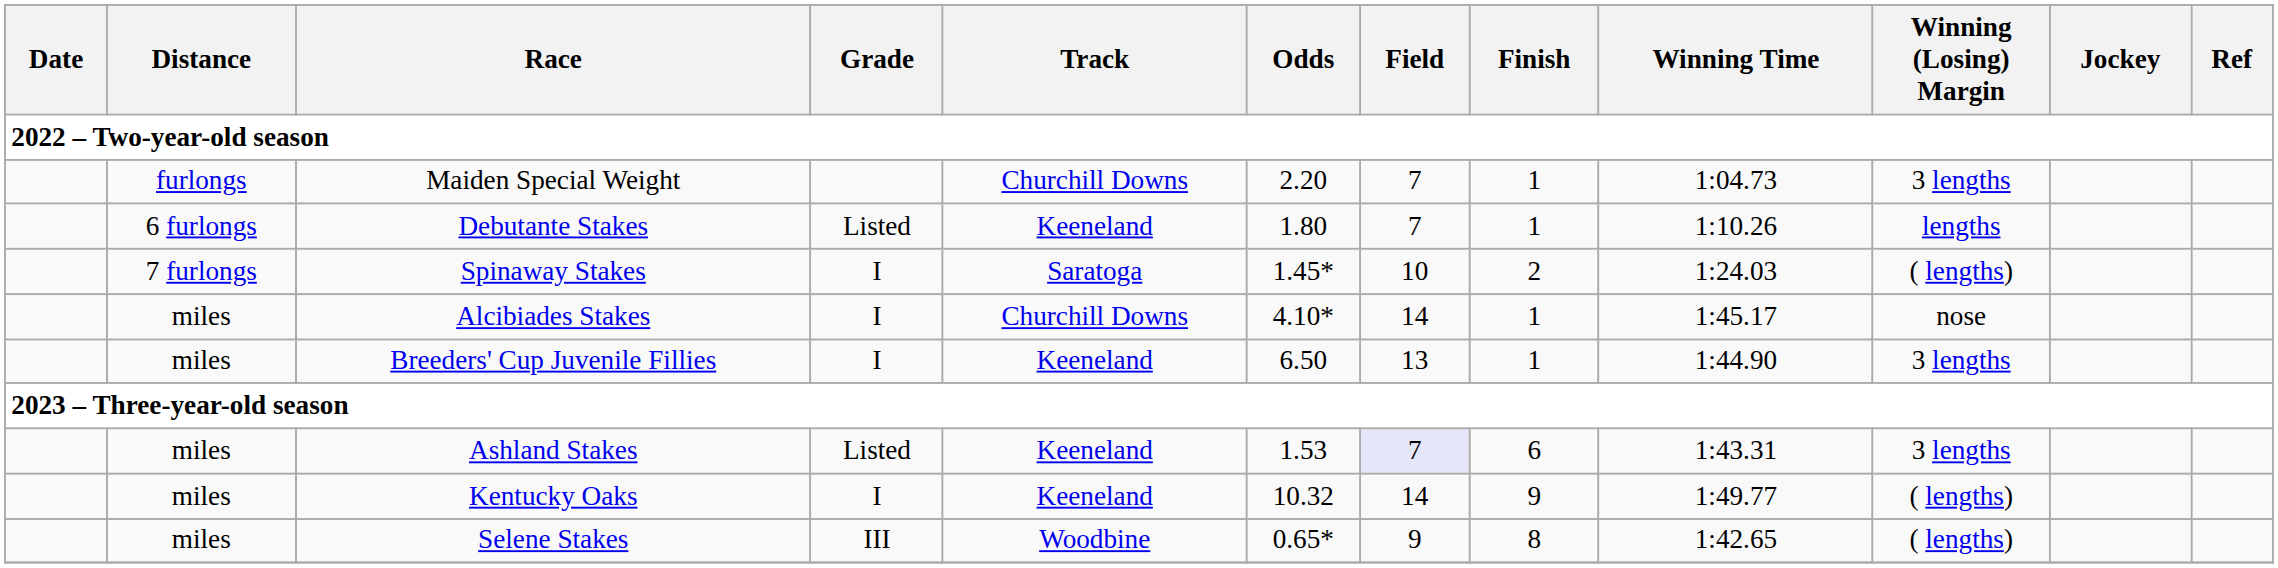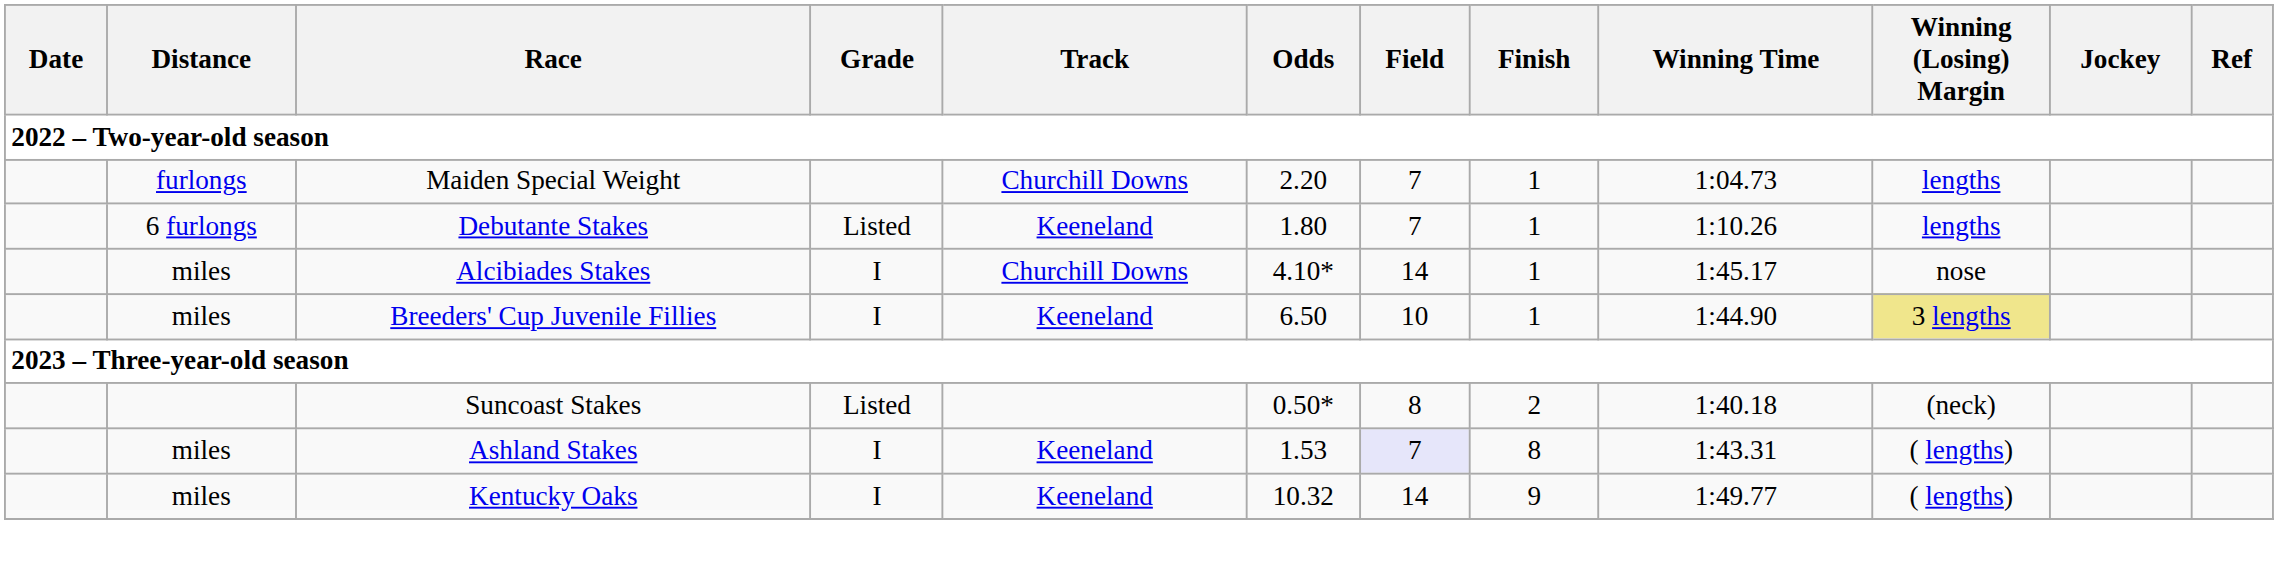(1961, 181) 3 lengths -> (1961, 181) lengths
- row: (553, 271)
(1415, 360) 13 -> (1415, 316) 10
(1961, 360) no background -> (1961, 316) khaki background
+ row: (553, 405)
(877, 450) Listed -> (877, 450) I
(1534, 450) 6 -> (1534, 450) 8
(1961, 450) 3 lengths -> (1961, 450) ( lengths)
- row: (553, 540)
